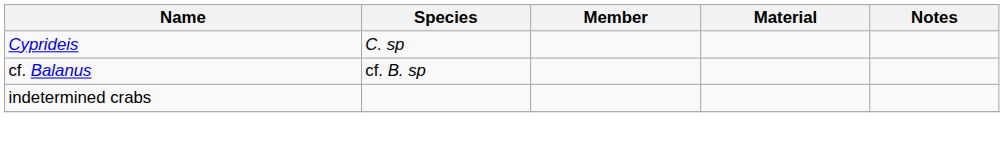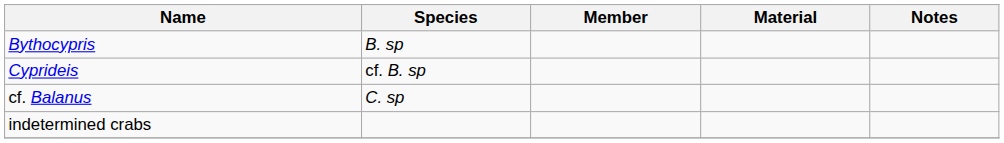+ row: (52, 44)
(385, 44) C. sp -> (396, 71) cf. B. sp
(396, 71) cf. B. sp -> (385, 97) C. sp
